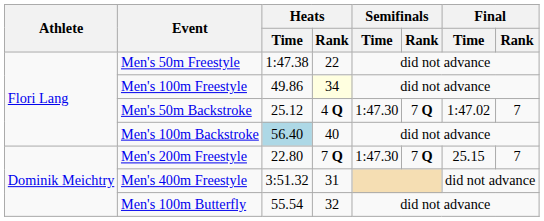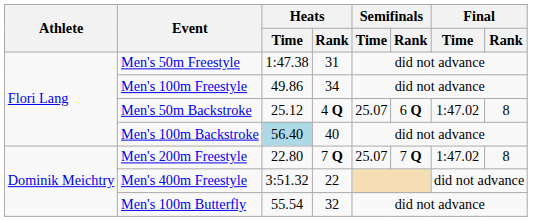(332, 63) 22 -> (332, 63) 31
(332, 87) lightyellow background -> (332, 87) no background
(377, 110) 1:47.30 -> (371, 110) 25.07
(422, 110) 7 Q -> (411, 110) 6 Q
(517, 110) 7 -> (506, 110) 8
(377, 157) 1:47.30 -> (371, 157) 25.07
(469, 157) 25.15 -> (458, 157) 1:47.02
(517, 157) 7 -> (506, 157) 8
(332, 181) 31 -> (332, 181) 22
